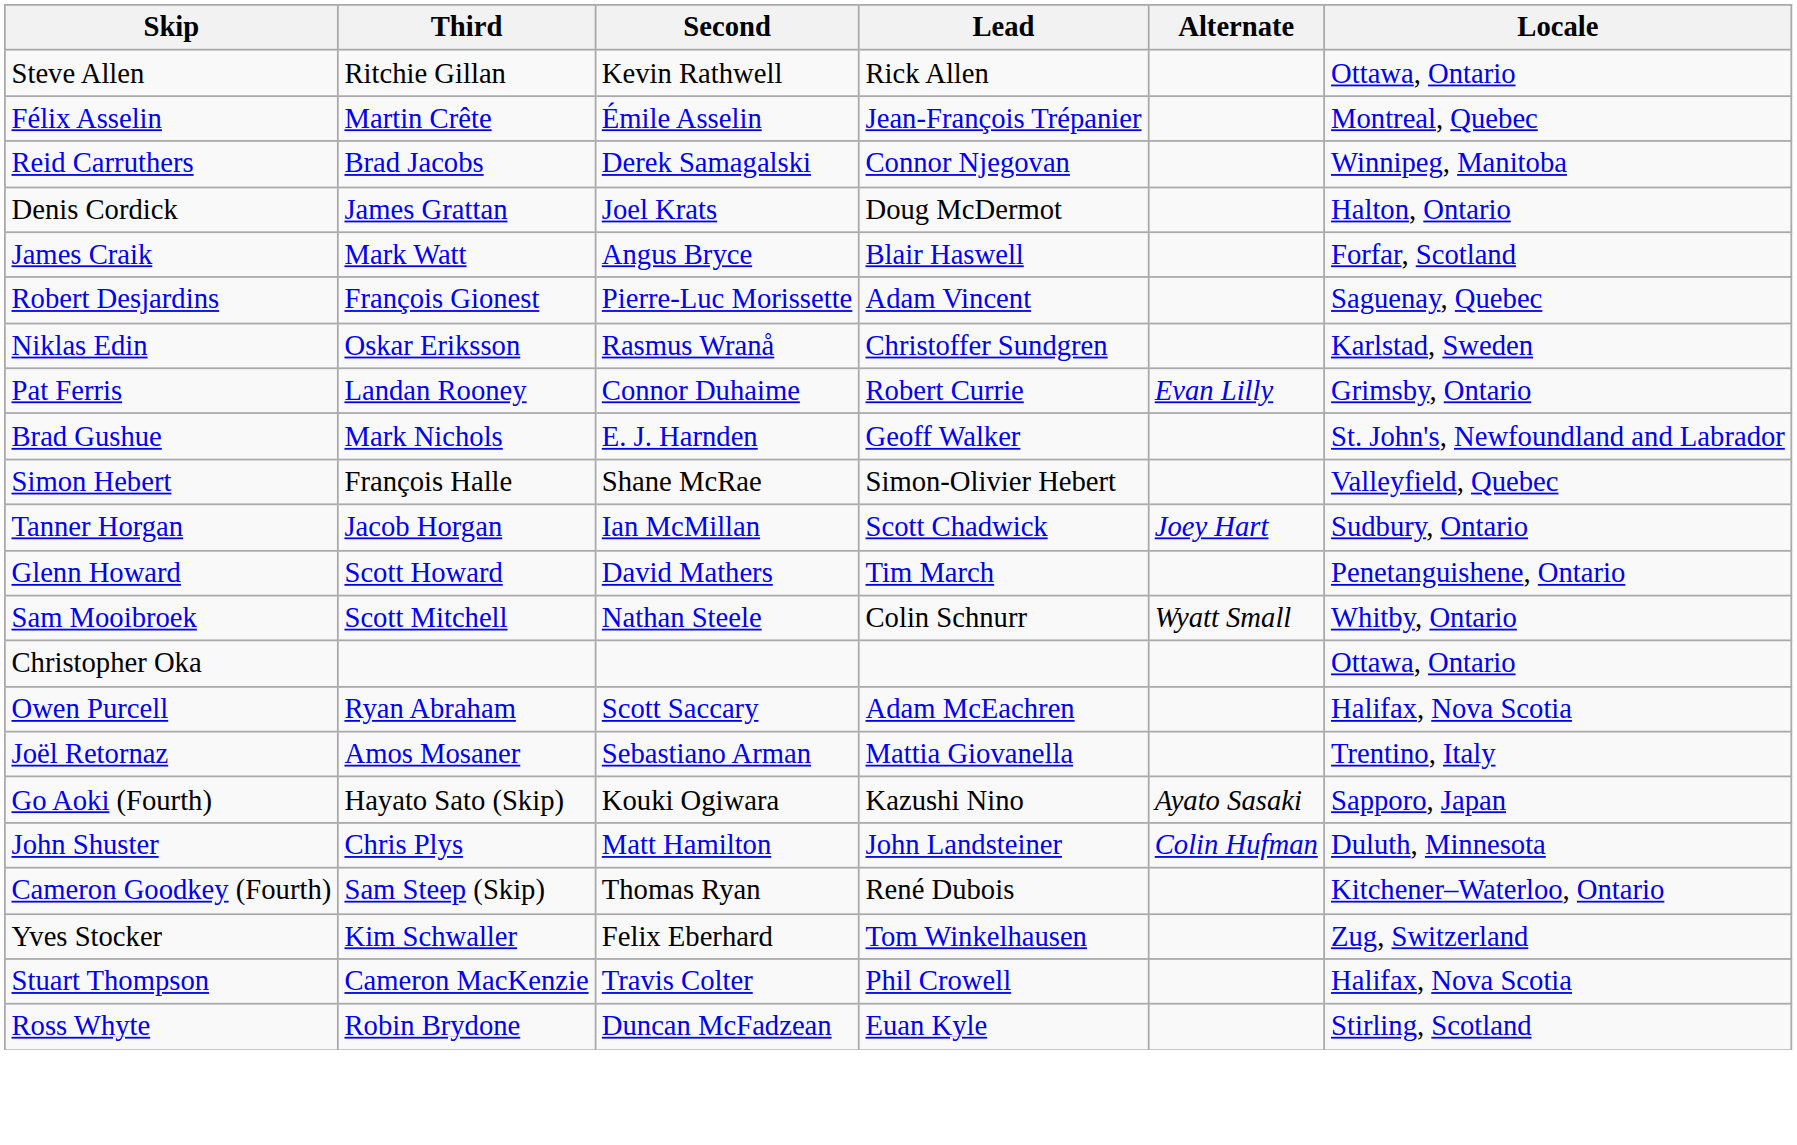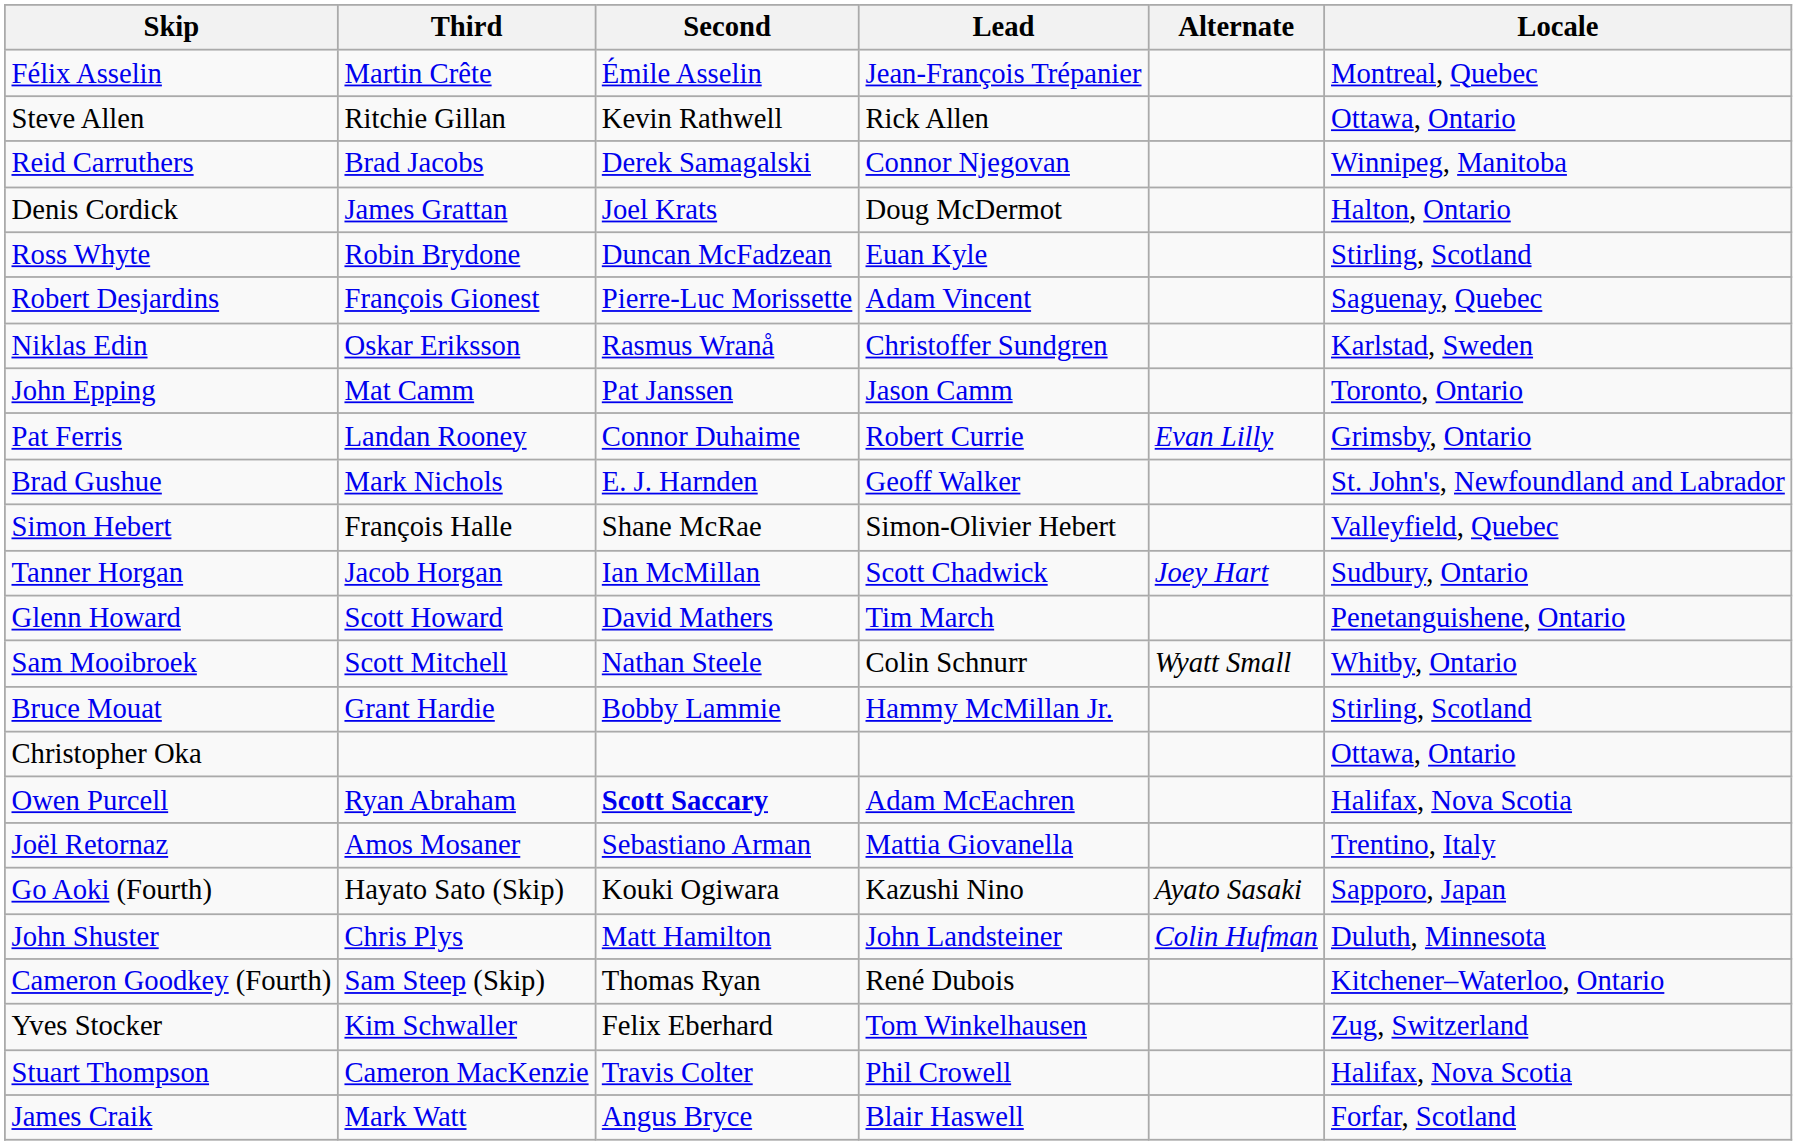rows swapped: (78, 72) <-> (87, 118)
rows swapped: (82, 254) <-> (81, 1026)
+ row: (84, 390)
+ row: (87, 708)
(680, 708) normal -> (685, 799) bold
